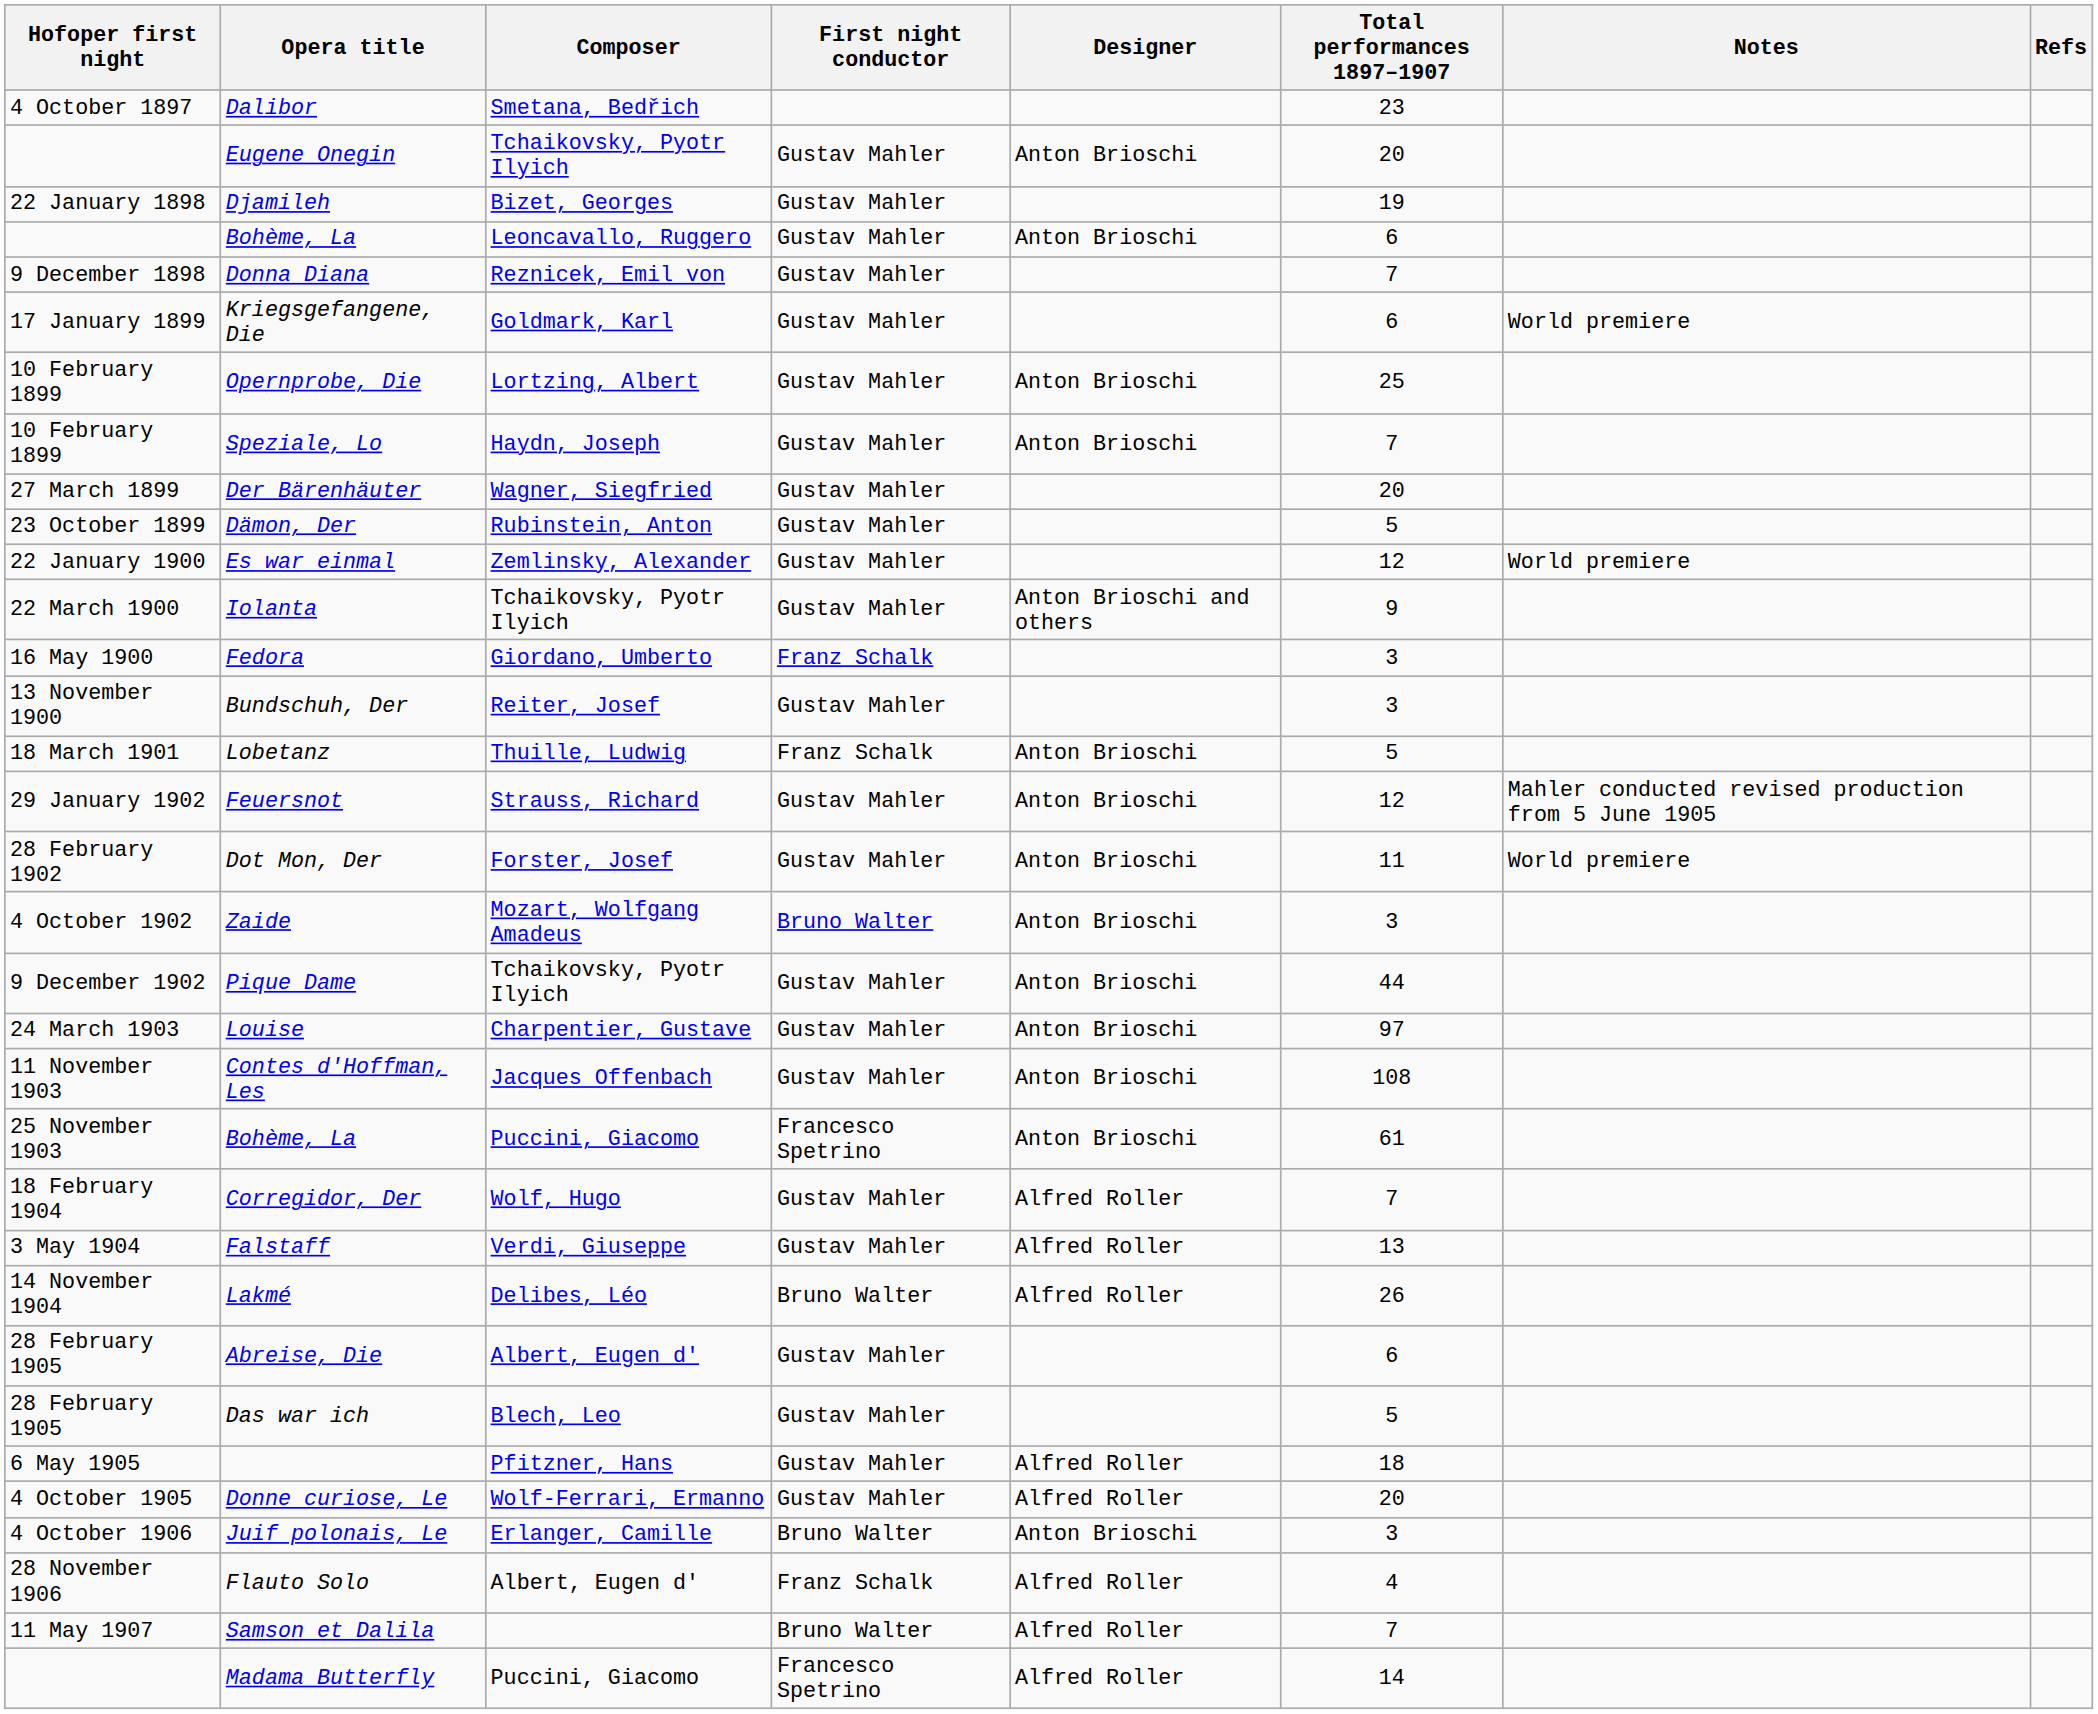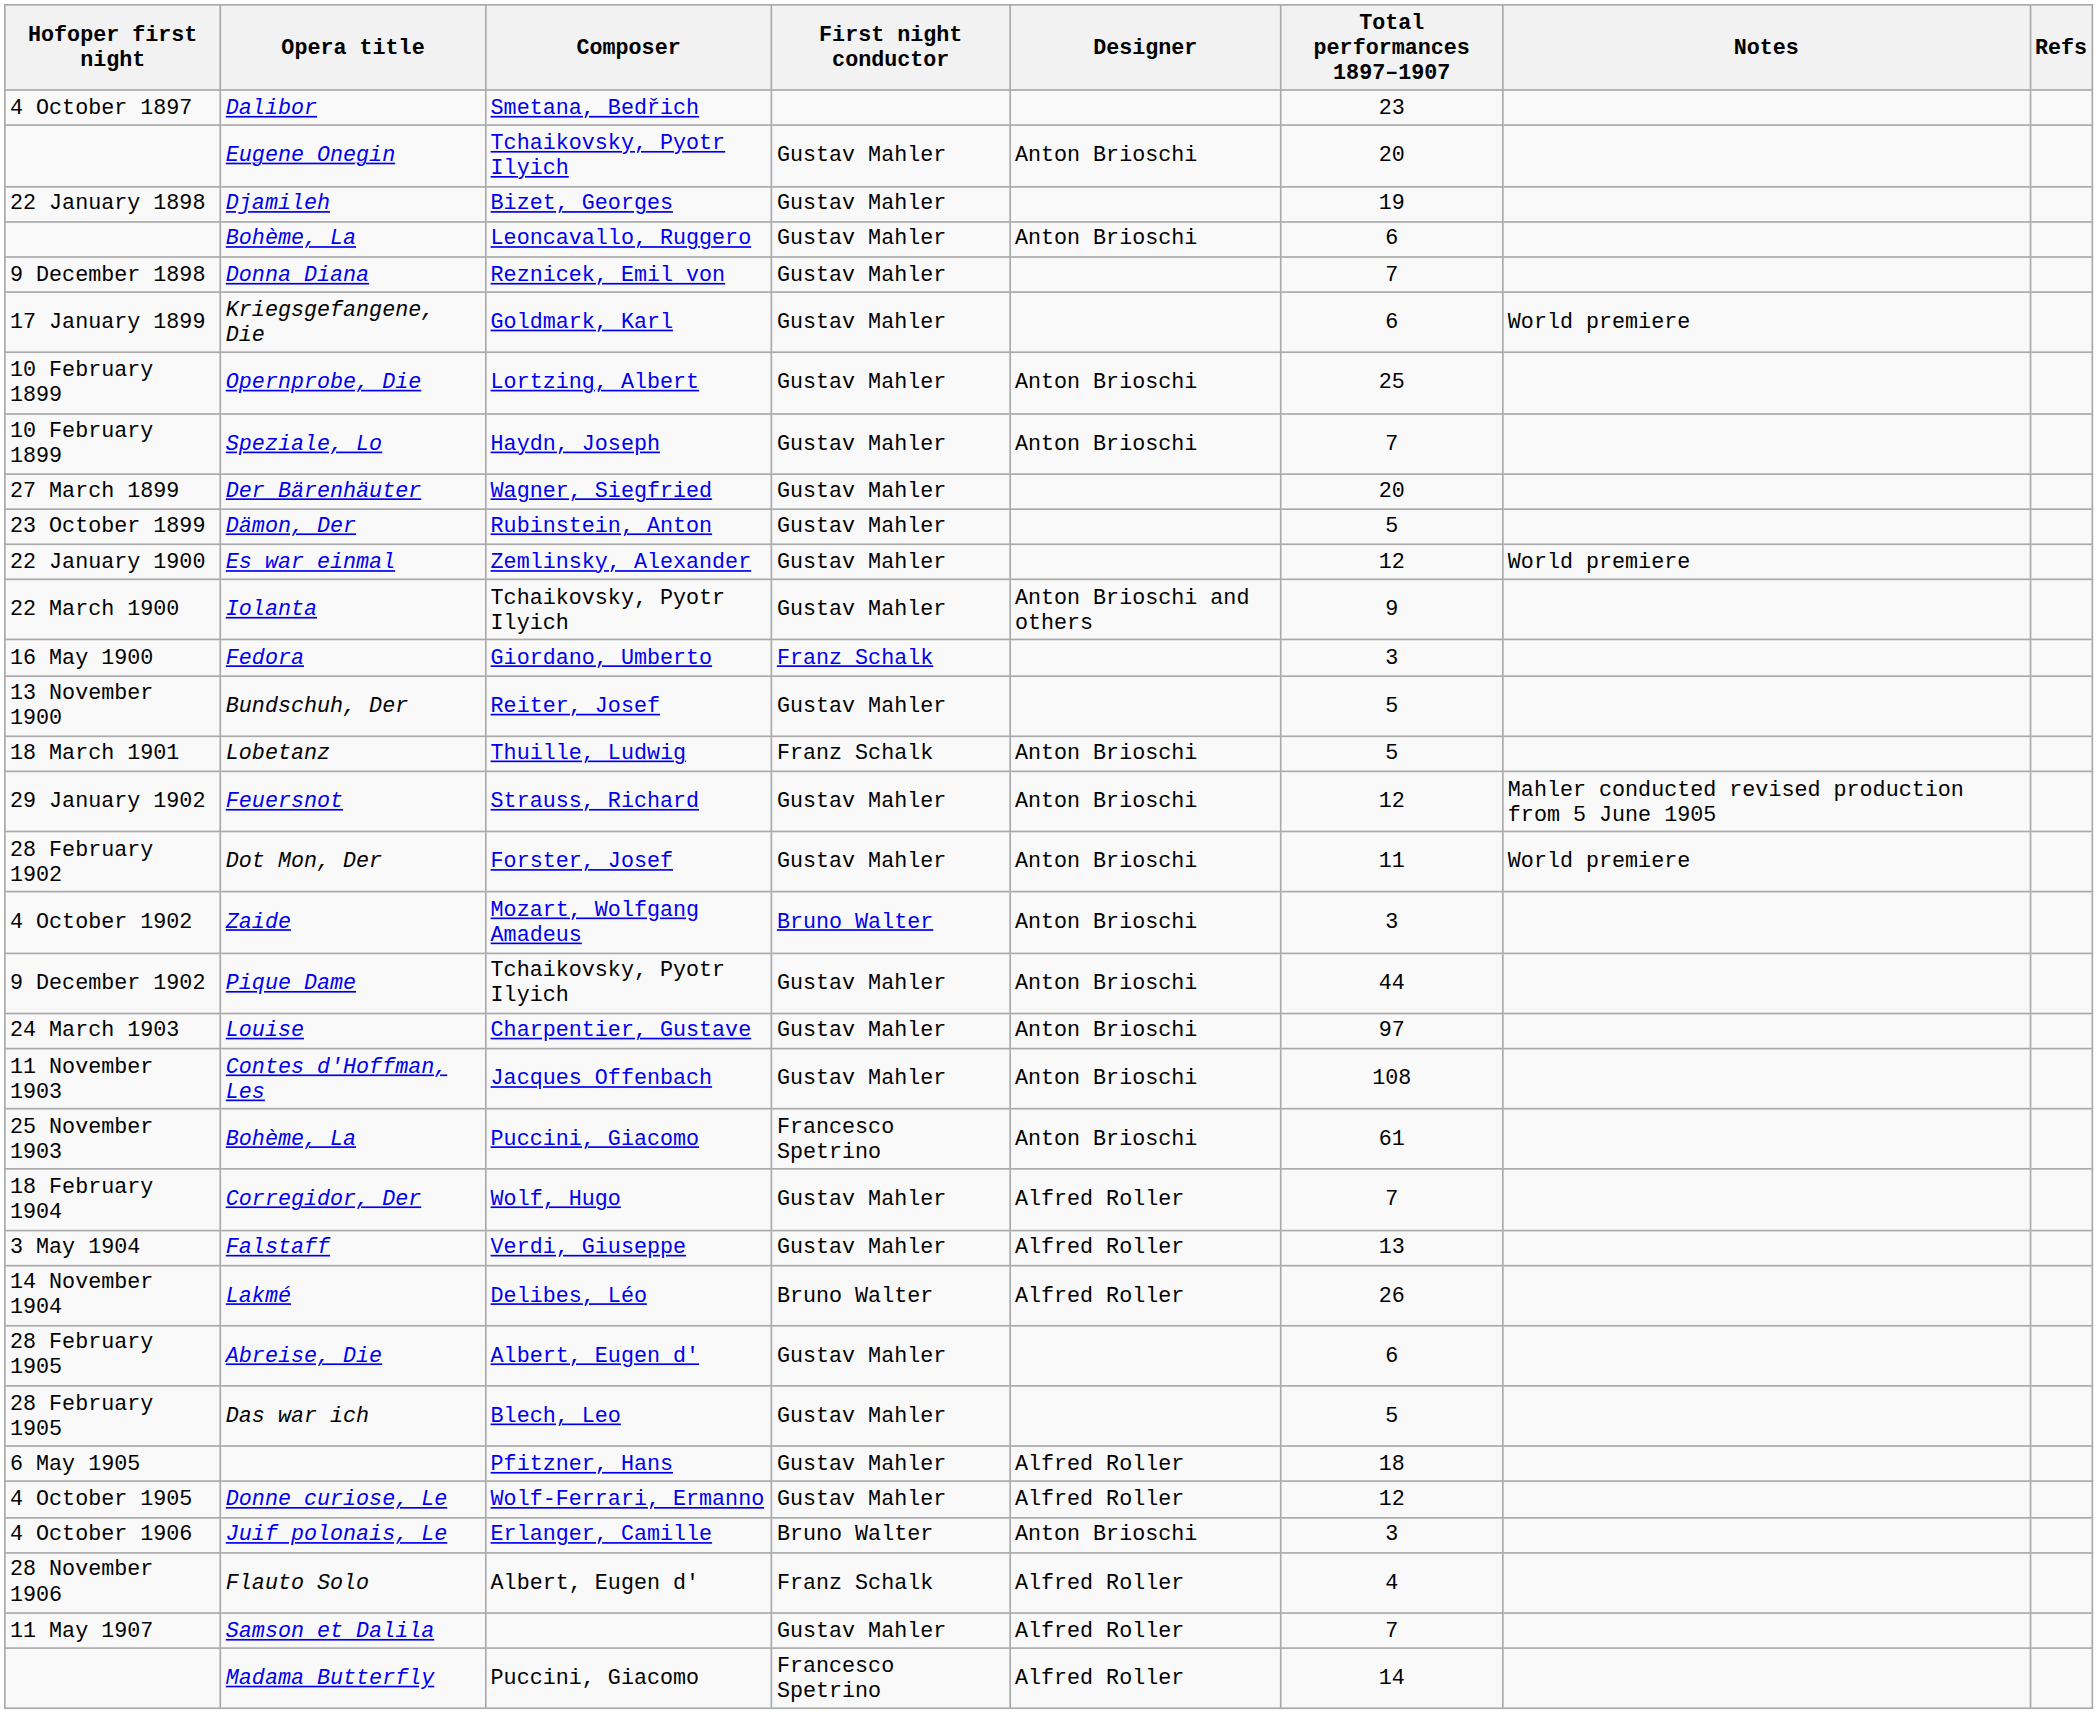(1392, 706) 3 -> (1392, 706) 5
(1392, 1500) 20 -> (1392, 1500) 12
(855, 1631) Bruno Walter -> (862, 1631) Gustav Mahler
